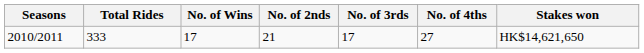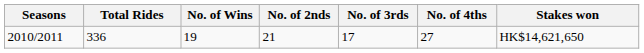(96, 37) 333 -> (96, 37) 336
(190, 37) 17 -> (190, 37) 19
